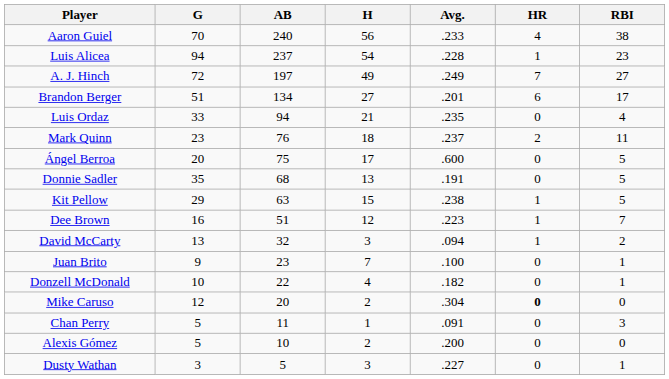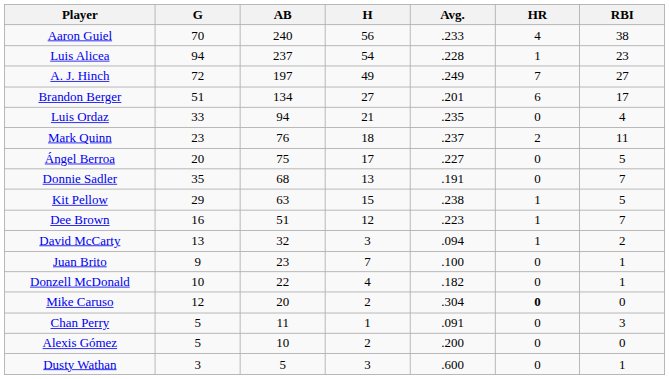(453, 158) .600 -> (453, 158) .227
(622, 179) 5 -> (622, 179) 7
(453, 364) .227 -> (453, 364) .600
